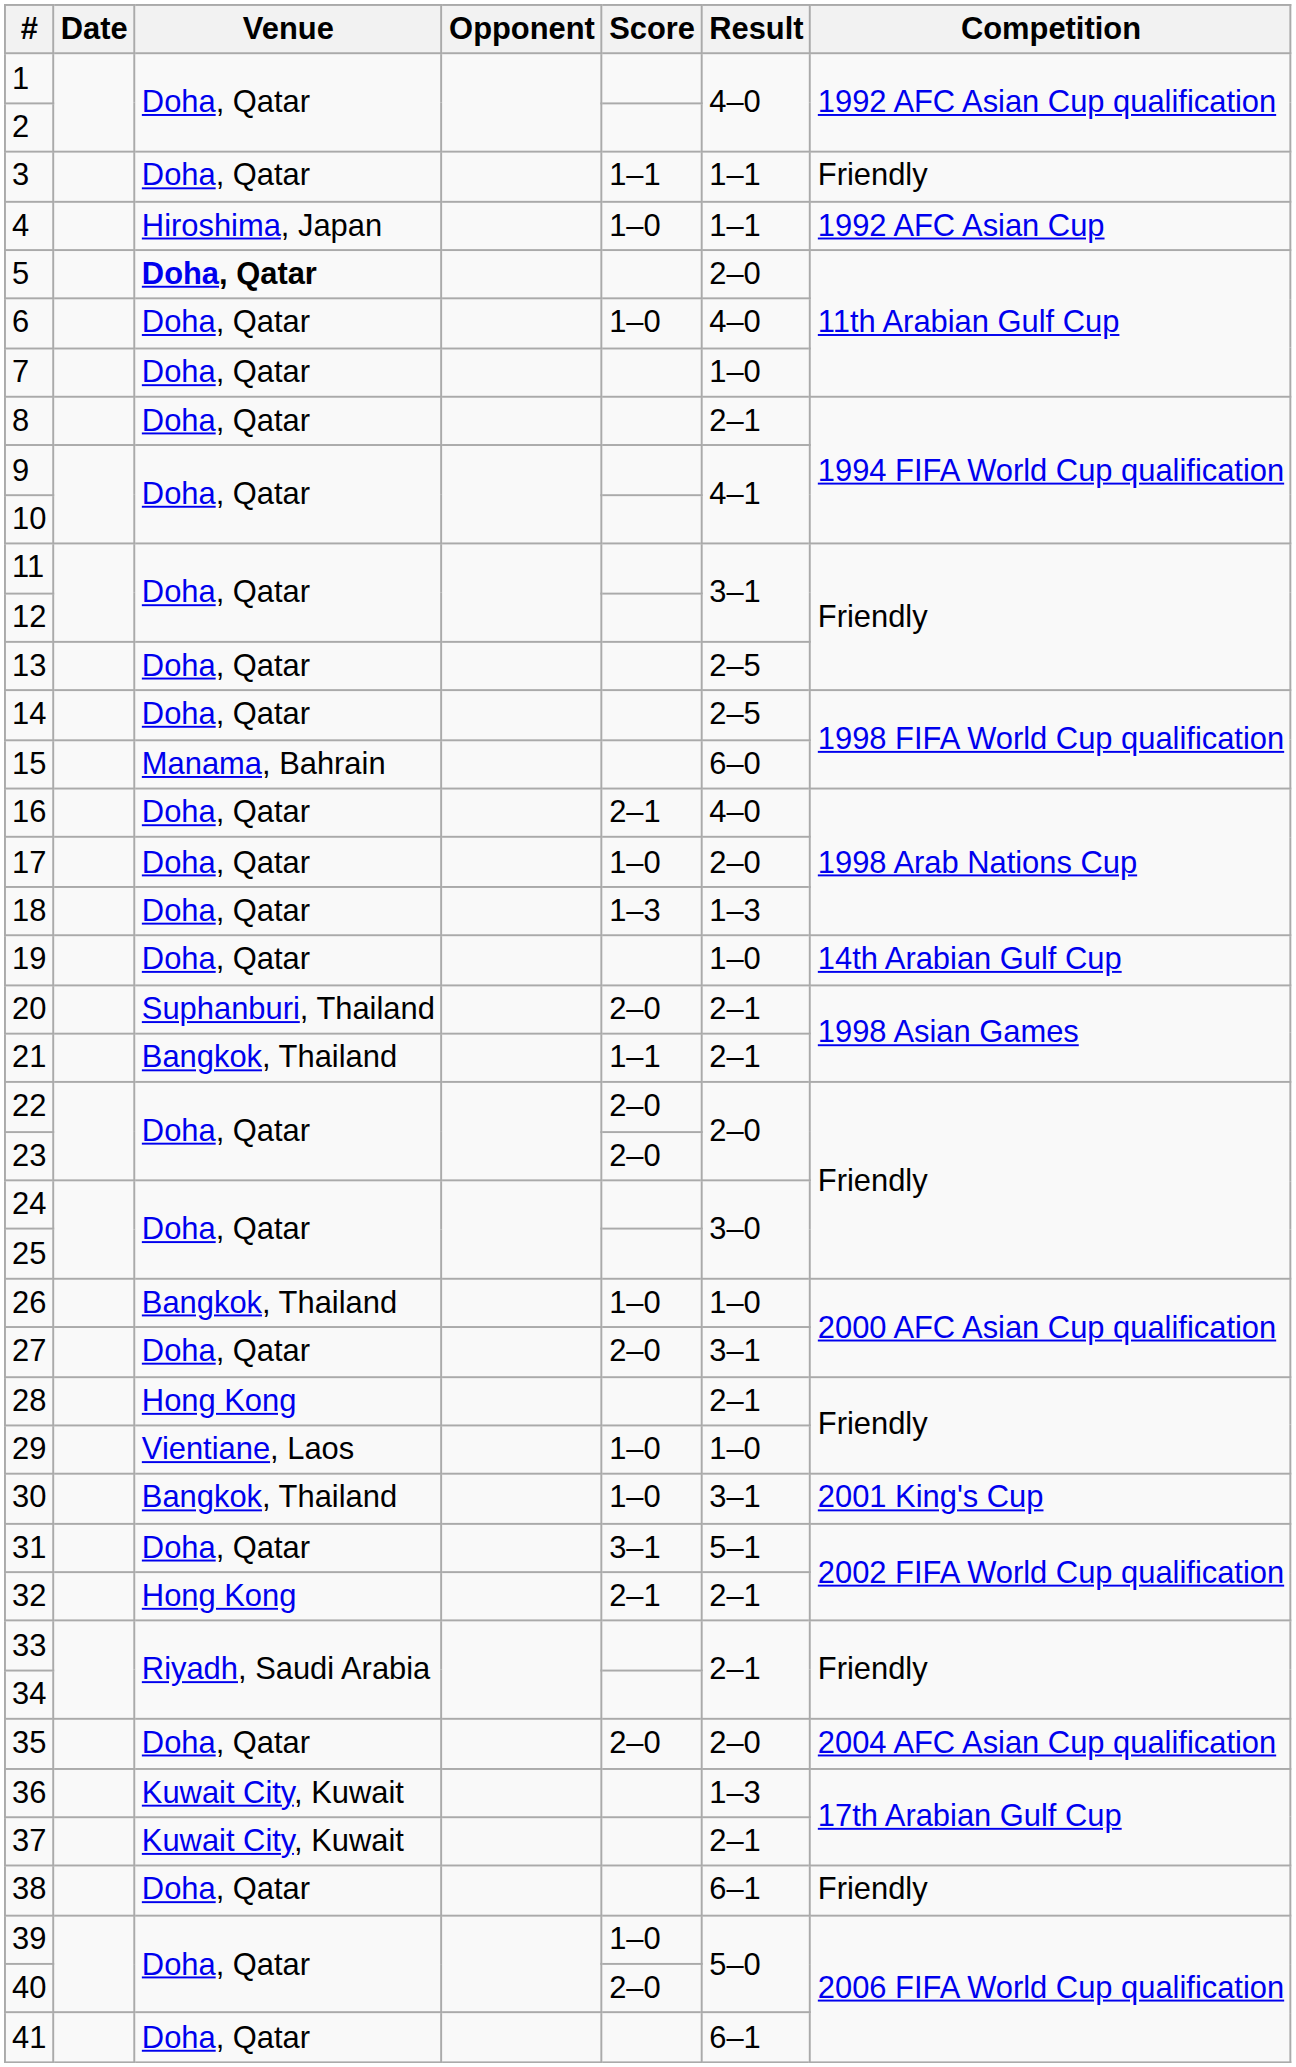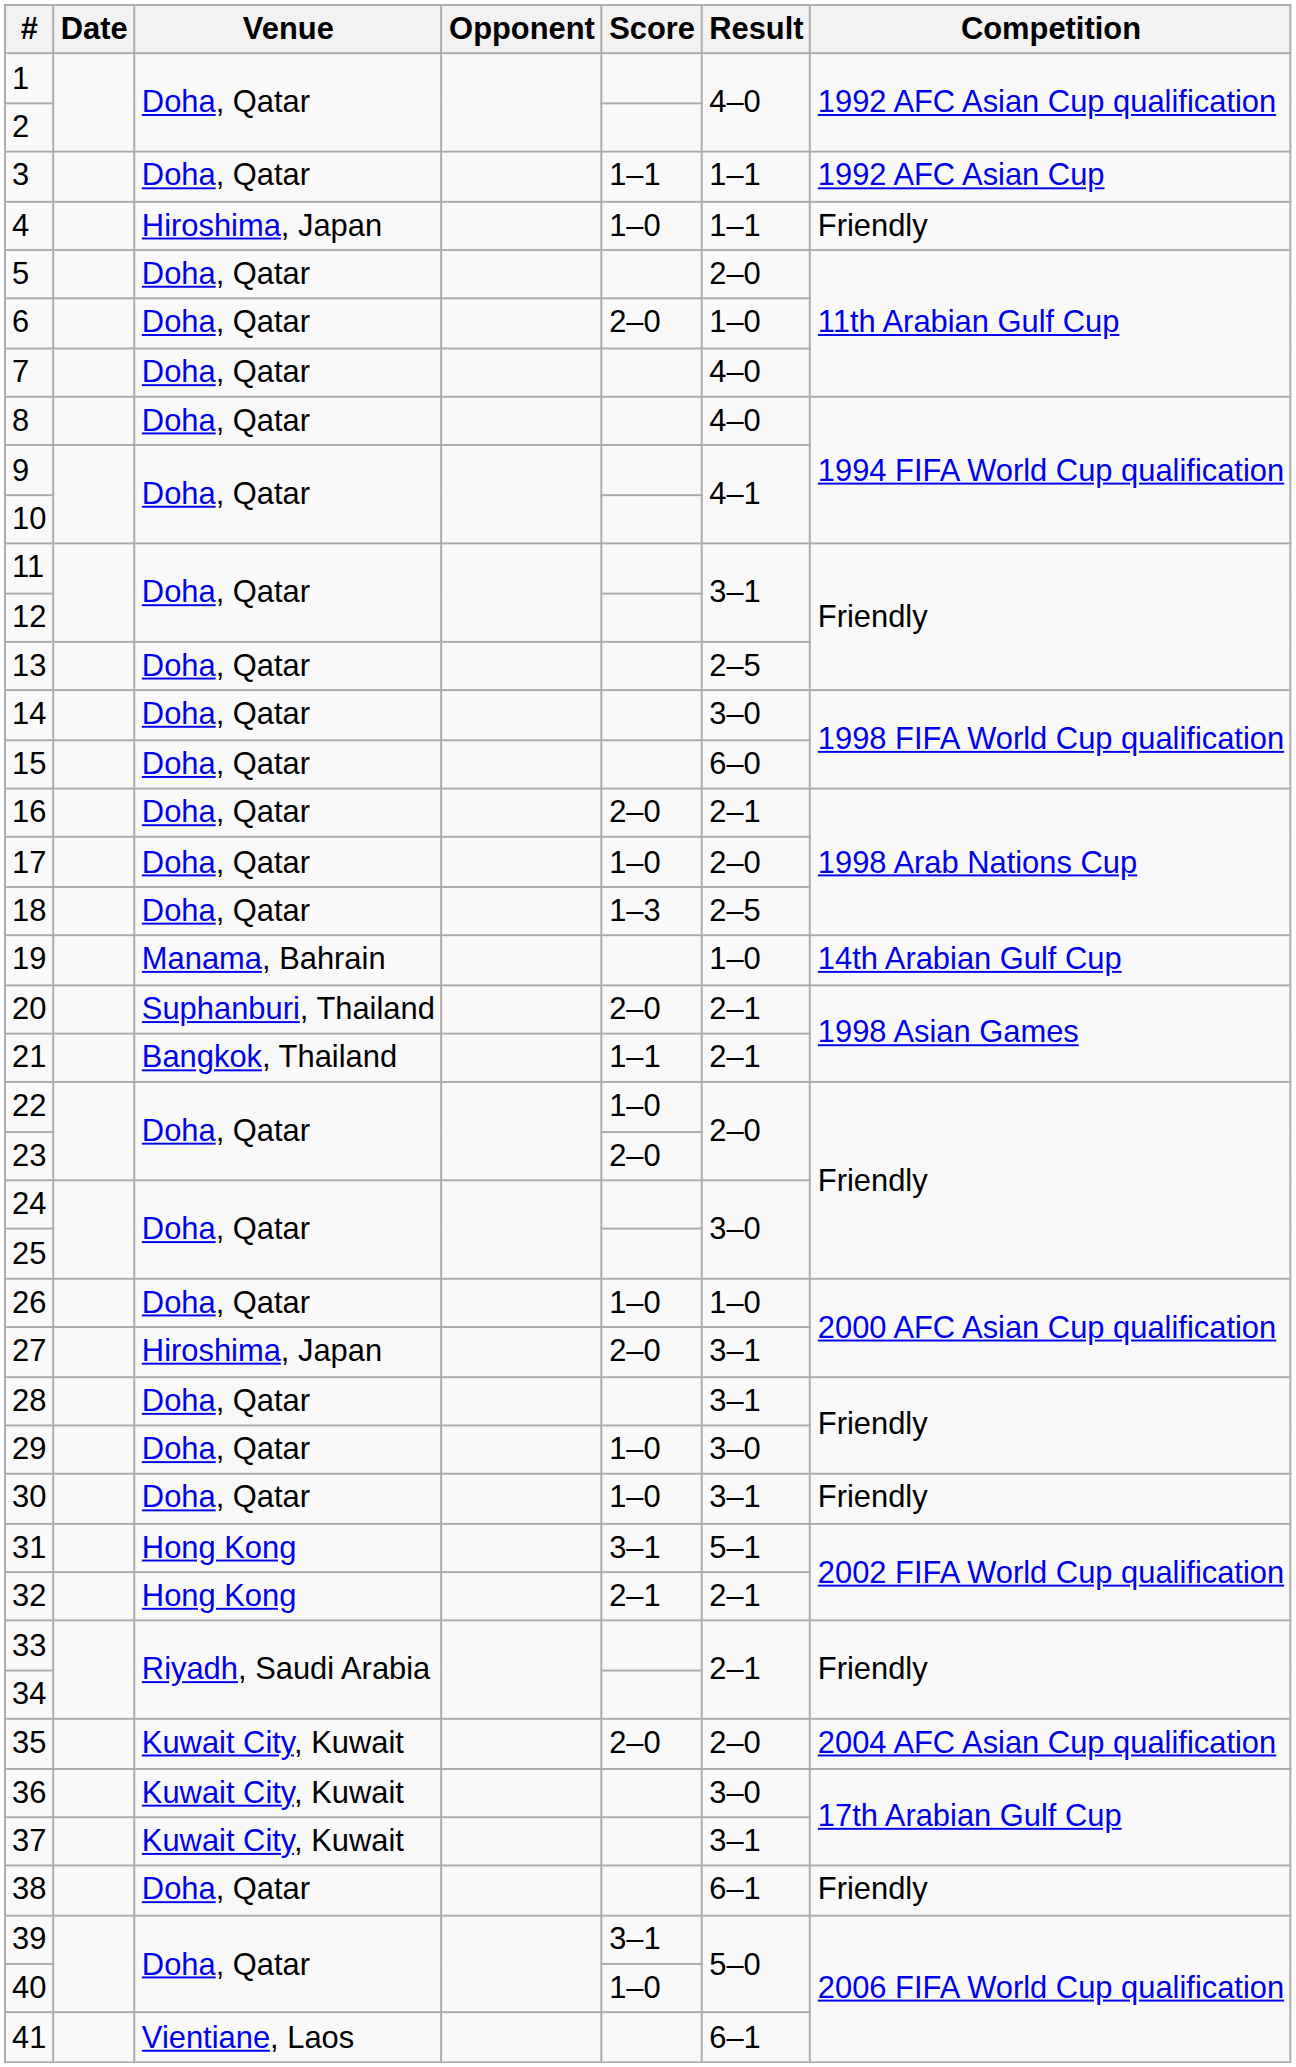(873, 175) Friendly -> (961, 175) 1992 AFC Asian Cup
(961, 224) 1992 AFC Asian Cup -> (873, 224) Friendly
(229, 273) bold -> (226, 273) normal
(635, 322) 1–0 -> (635, 322) 2–0
(735, 322) 4–0 -> (735, 322) 1–0
(735, 371) 1–0 -> (735, 371) 4–0
(735, 420) 2–1 -> (735, 420) 4–0
(735, 714) 2–5 -> (735, 714) 3–0
(264, 763) Manama, Bahrain -> (226, 763) Doha, Qatar
(635, 812) 2–1 -> (635, 812) 2–0
(735, 812) 4–0 -> (735, 812) 2–1
(735, 910) 1–3 -> (735, 910) 2–5
(226, 959) Doha, Qatar -> (264, 959) Manama, Bahrain
(635, 1106) 2–0 -> (635, 1106) 1–0
(269, 1302) Bangkok, Thailand -> (226, 1302) Doha, Qatar
(226, 1351) Doha, Qatar -> (262, 1351) Hiroshima, Japan
(219, 1400) Hong Kong -> (226, 1400) Doha, Qatar
(735, 1400) 2–1 -> (735, 1400) 3–1
(248, 1449) Vientiane, Laos -> (226, 1449) Doha, Qatar
(735, 1449) 1–0 -> (735, 1449) 3–0
(269, 1498) Bangkok, Thailand -> (226, 1498) Doha, Qatar
(931, 1498) 2001 King's Cup -> (873, 1498) Friendly
(226, 1547) Doha, Qatar -> (219, 1547) Hong Kong
(226, 1743) Doha, Qatar -> (273, 1743) Kuwait City, Kuwait
(735, 1792) 1–3 -> (735, 1792) 3–0
(735, 1841) 2–1 -> (735, 1841) 3–1
(635, 1938) 1–0 -> (635, 1938) 3–1
(635, 1987) 2–0 -> (635, 1987) 1–0
(226, 2036) Doha, Qatar -> (248, 2036) Vientiane, Laos
